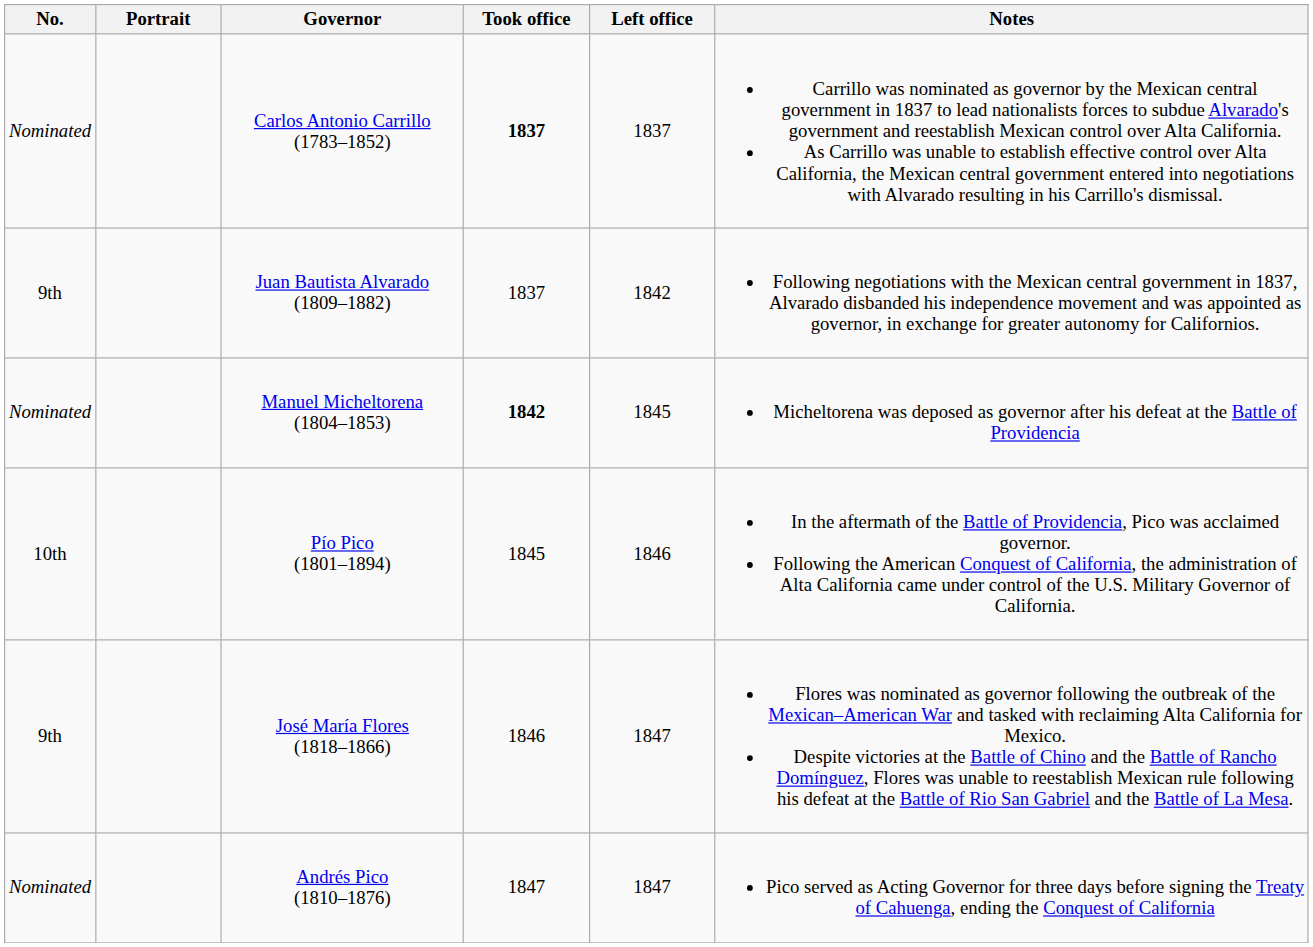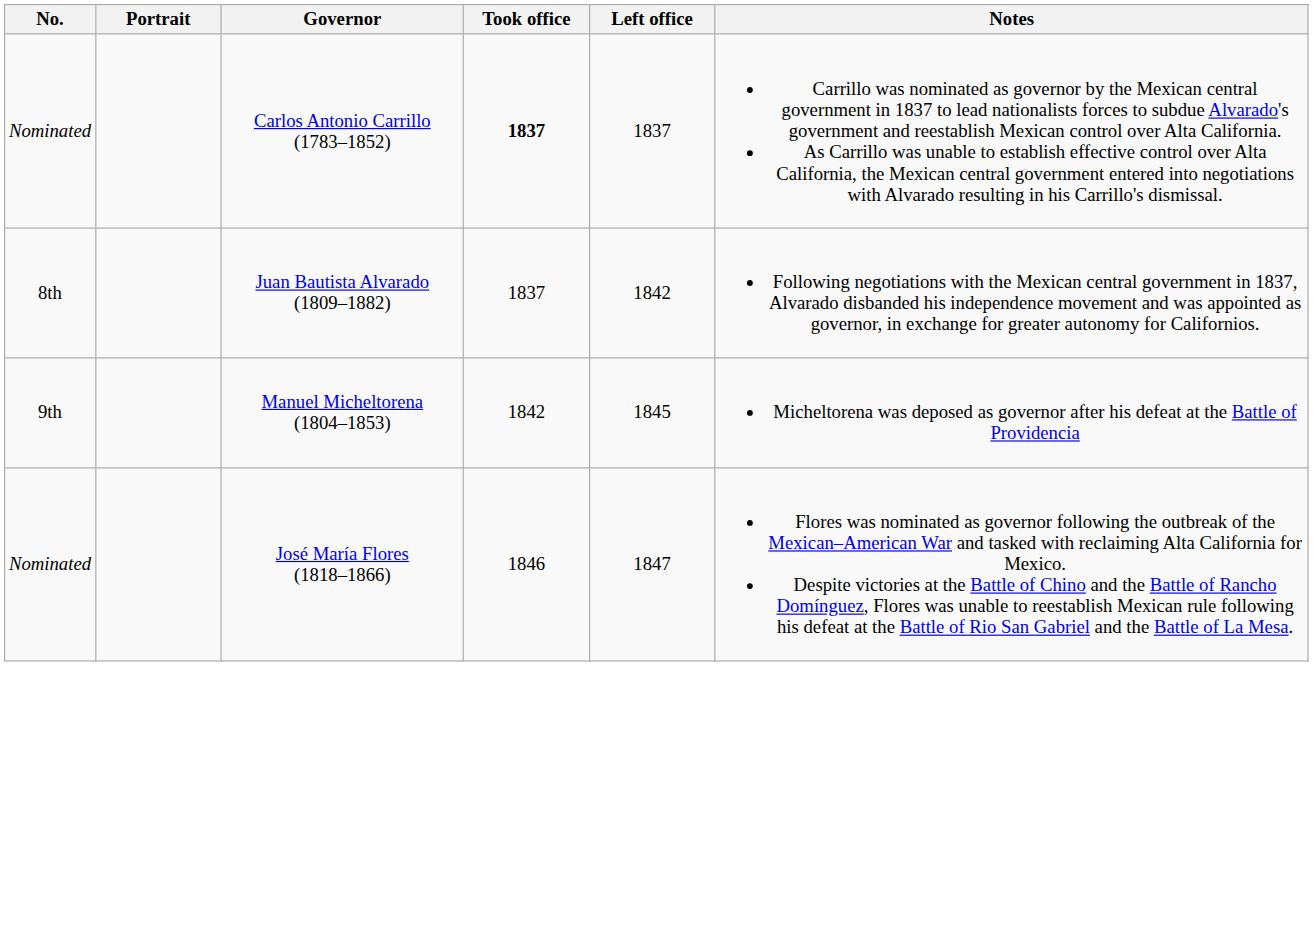(50, 292) 9th -> (50, 292) 8th
(50, 412) Nominated -> (50, 412) 9th
(526, 412) bold -> (526, 412) normal
- row: (342, 553)
(50, 736) 9th -> (50, 563) Nominated
- row: (342, 887)
